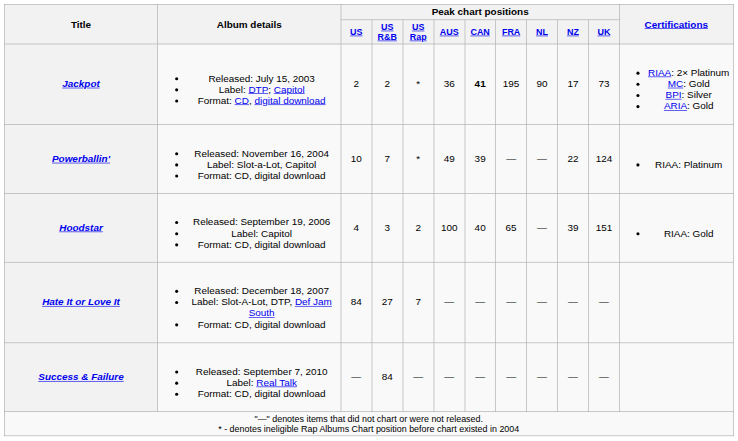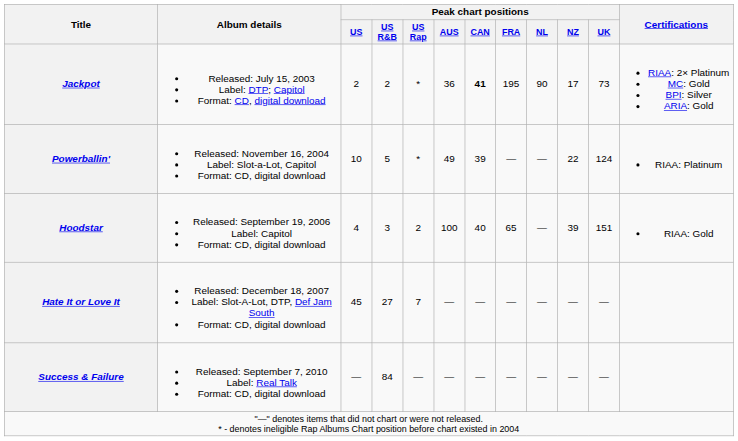(387, 158) 7 -> (387, 158) 5
(356, 302) 84 -> (356, 302) 45
